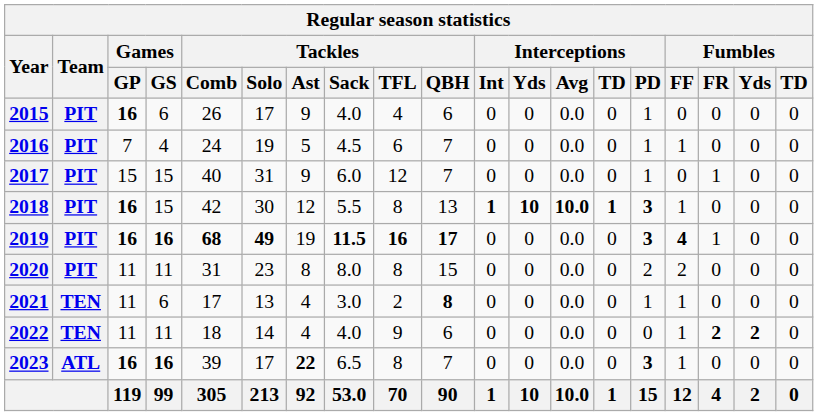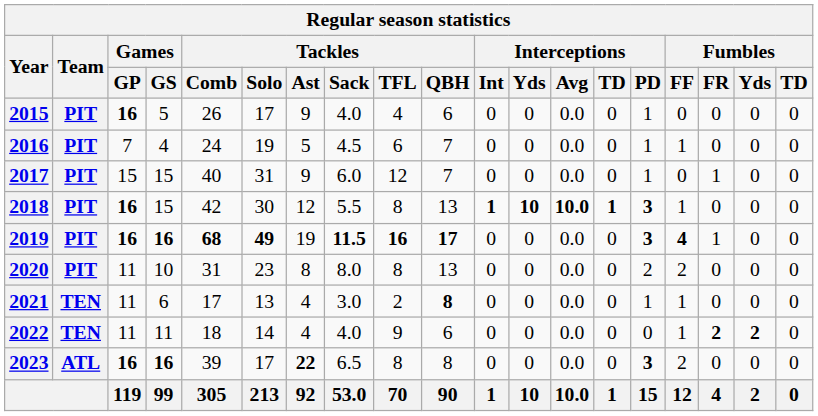(164, 113) 6 -> (164, 113) 5
(164, 269) 11 -> (164, 269) 10
(448, 269) 15 -> (448, 269) 13
(448, 363) 7 -> (448, 363) 8
(682, 363) 1 -> (682, 363) 2
